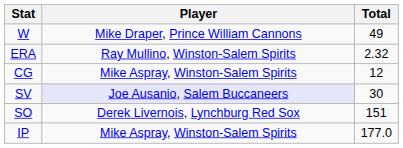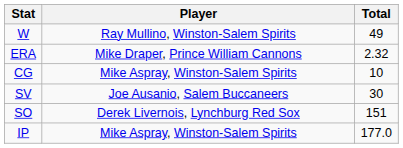(198, 34) Mike Draper, Prince William Cannons -> (198, 34) Ray Mullino, Winston-Salem Spirits
(198, 53) Ray Mullino, Winston-Salem Spirits -> (198, 53) Mike Draper, Prince William Cannons
(376, 73) 12 -> (376, 73) 10
(198, 93) lavender background -> (198, 93) no background
